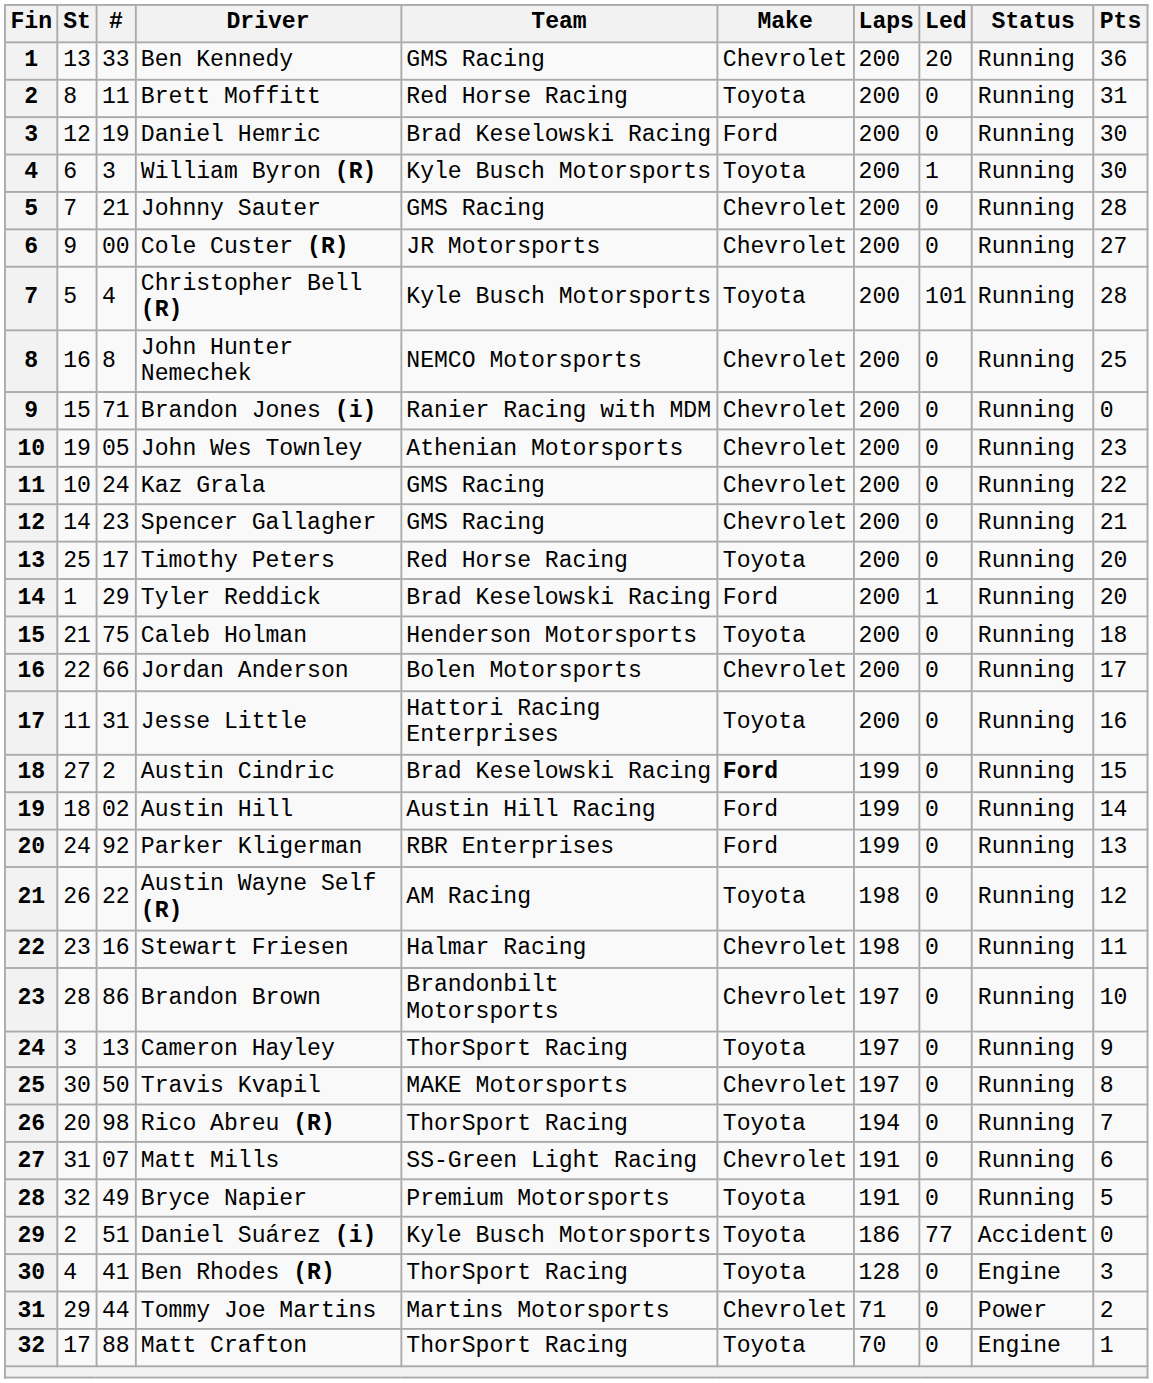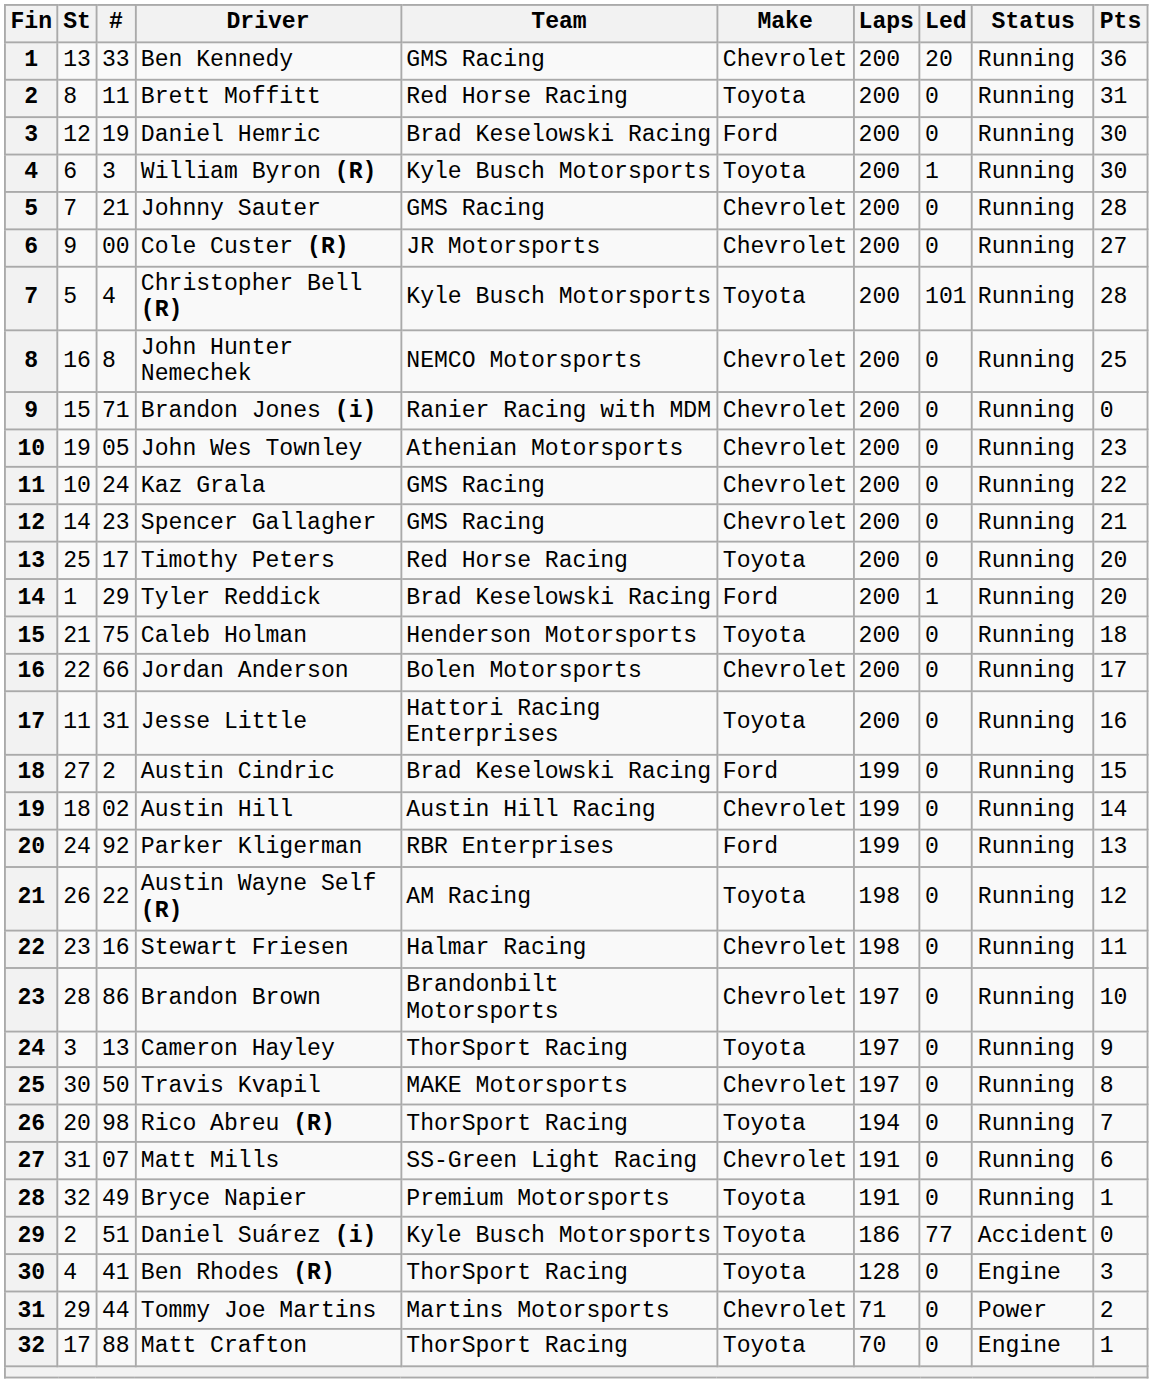(750, 774) bold -> (750, 774) normal
(750, 811) Ford -> (785, 811) Chevrolet
(1107, 1199) 5 -> (1107, 1199) 1
